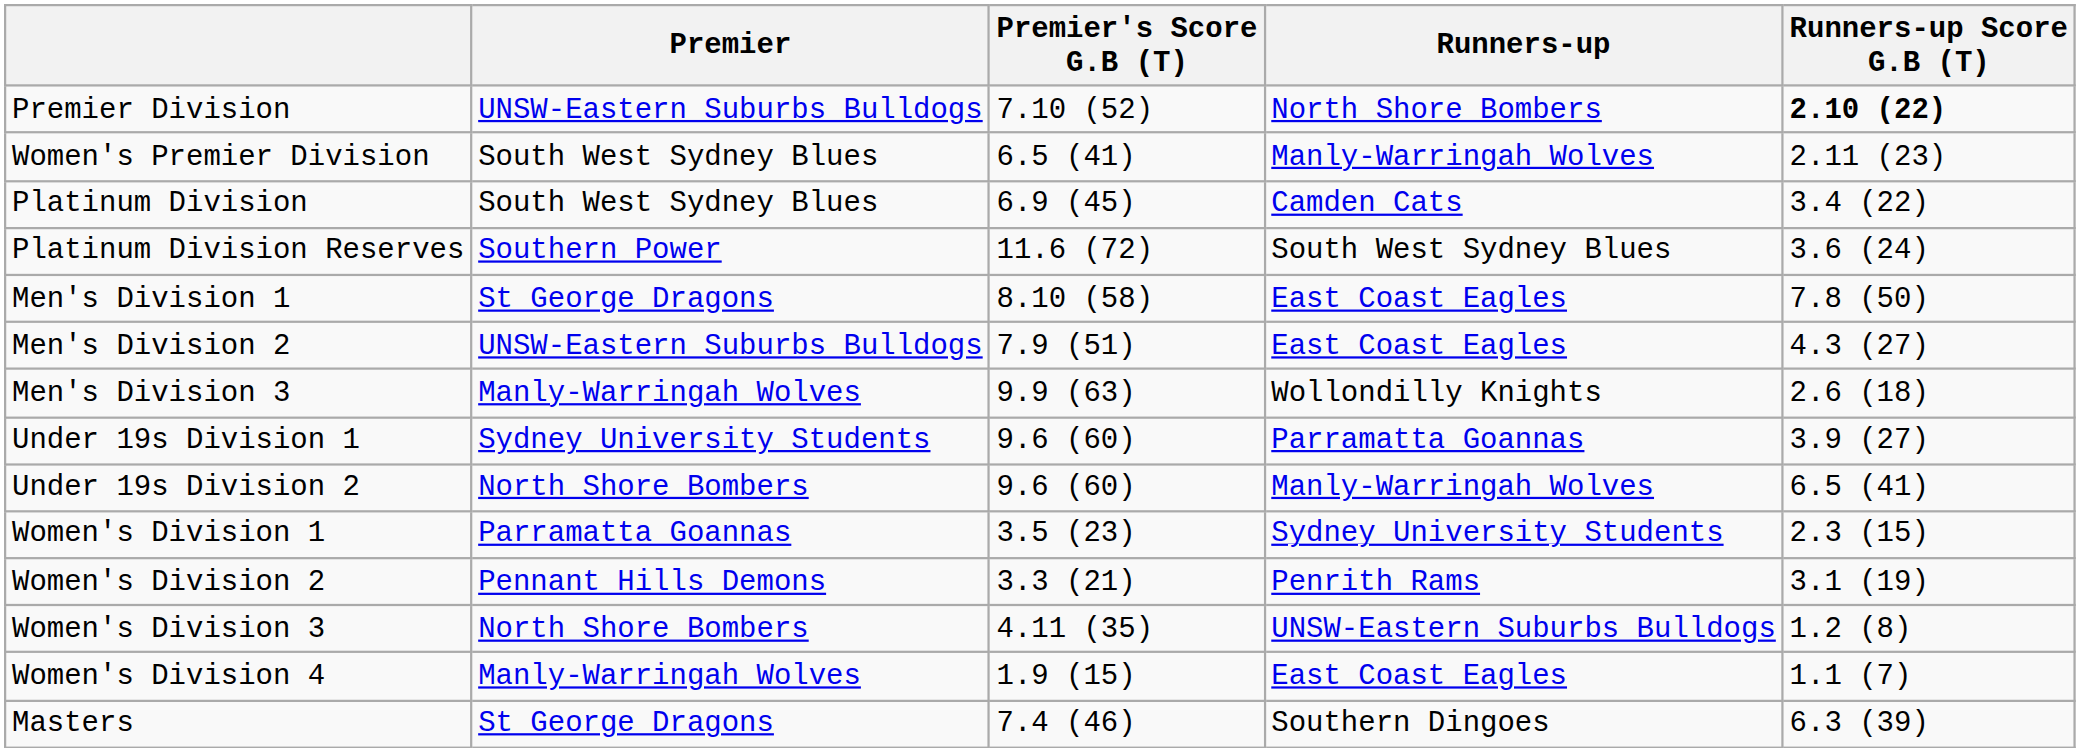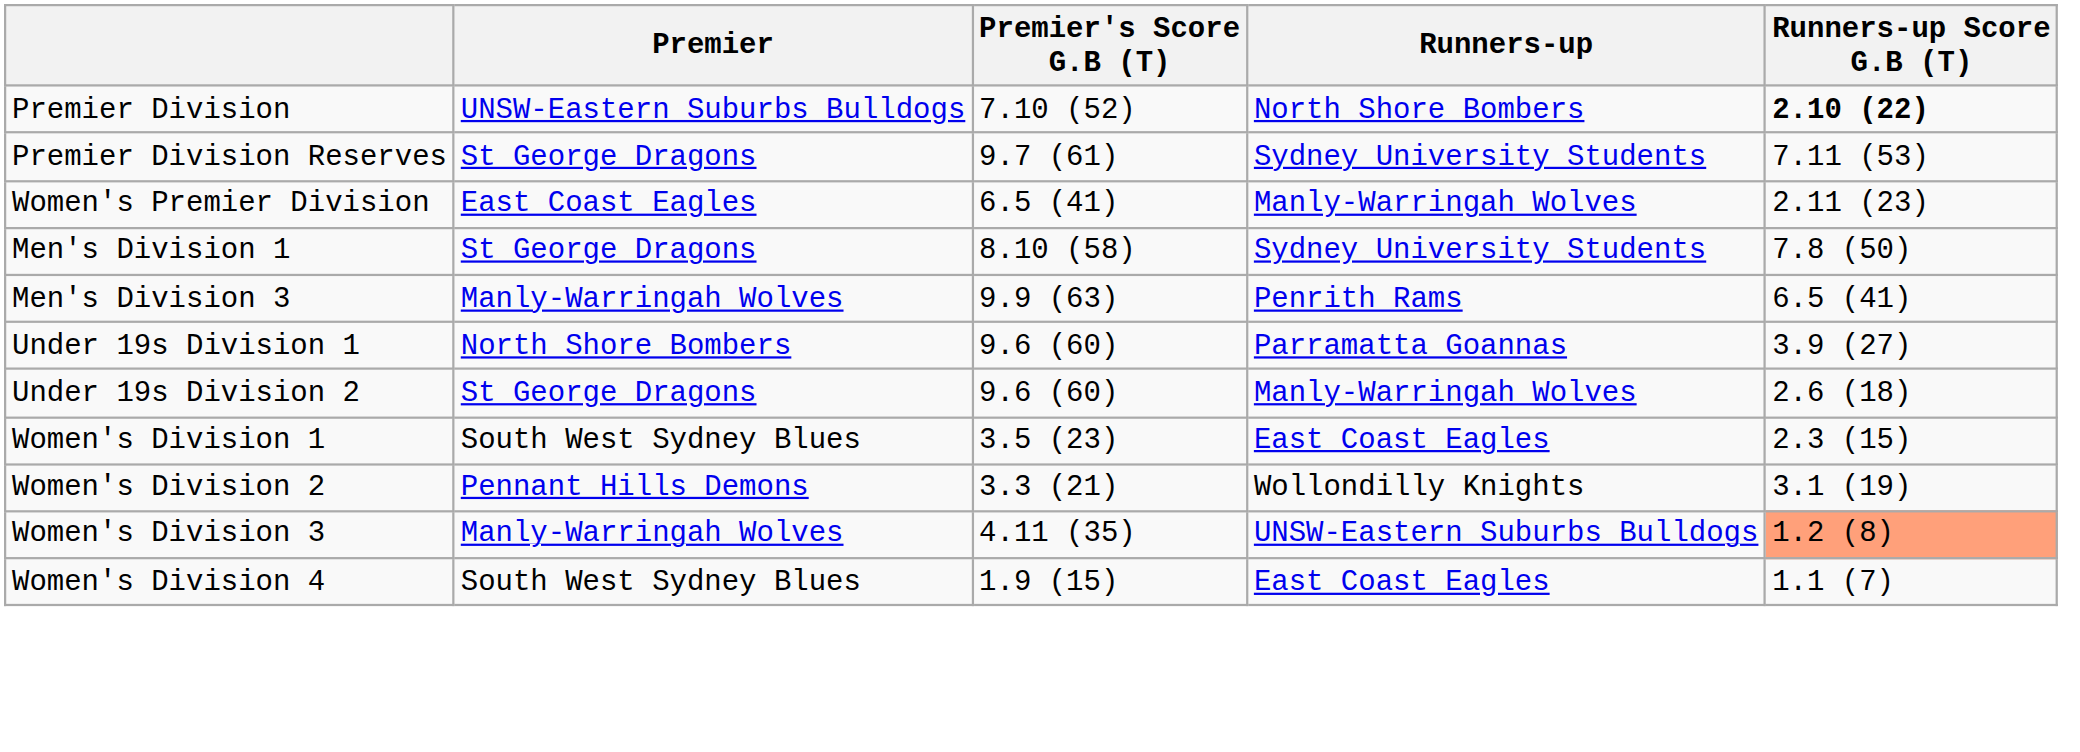+ row: (229, 157)
(678, 157) South West Sydney Blues -> (609, 204) East Coast Eagles
- row: (160, 204)
- row: (238, 251)
(1419, 298) East Coast Eagles -> (1480, 251) Sydney University Students
- row: (151, 346)
(1437, 393) Wollondilly Knights -> (1358, 298) Penrith Rams
(1859, 393) 2.6 (18) -> (1842, 298) 6.5 (41)
(704, 440) Sydney University Students -> (626, 346) North Shore Bombers
(643, 487) North Shore Bombers -> (609, 393) St George Dragons
(1859, 487) 6.5 (41) -> (1842, 393) 2.6 (18)
(635, 535) Parramatta Goannas -> (661, 440) South West Sydney Blues
(1497, 535) Sydney University Students -> (1402, 440) East Coast Eagles
(1376, 582) Penrith Rams -> (1419, 487) Wollondilly Knights
(643, 629) North Shore Bombers -> (652, 535) Manly-Warringah Wolves
(1850, 629) no background -> (1833, 535) lightsalmon background
(670, 676) Manly-Warringah Wolves -> (661, 582) South West Sydney Blues
- row: (73, 724)
